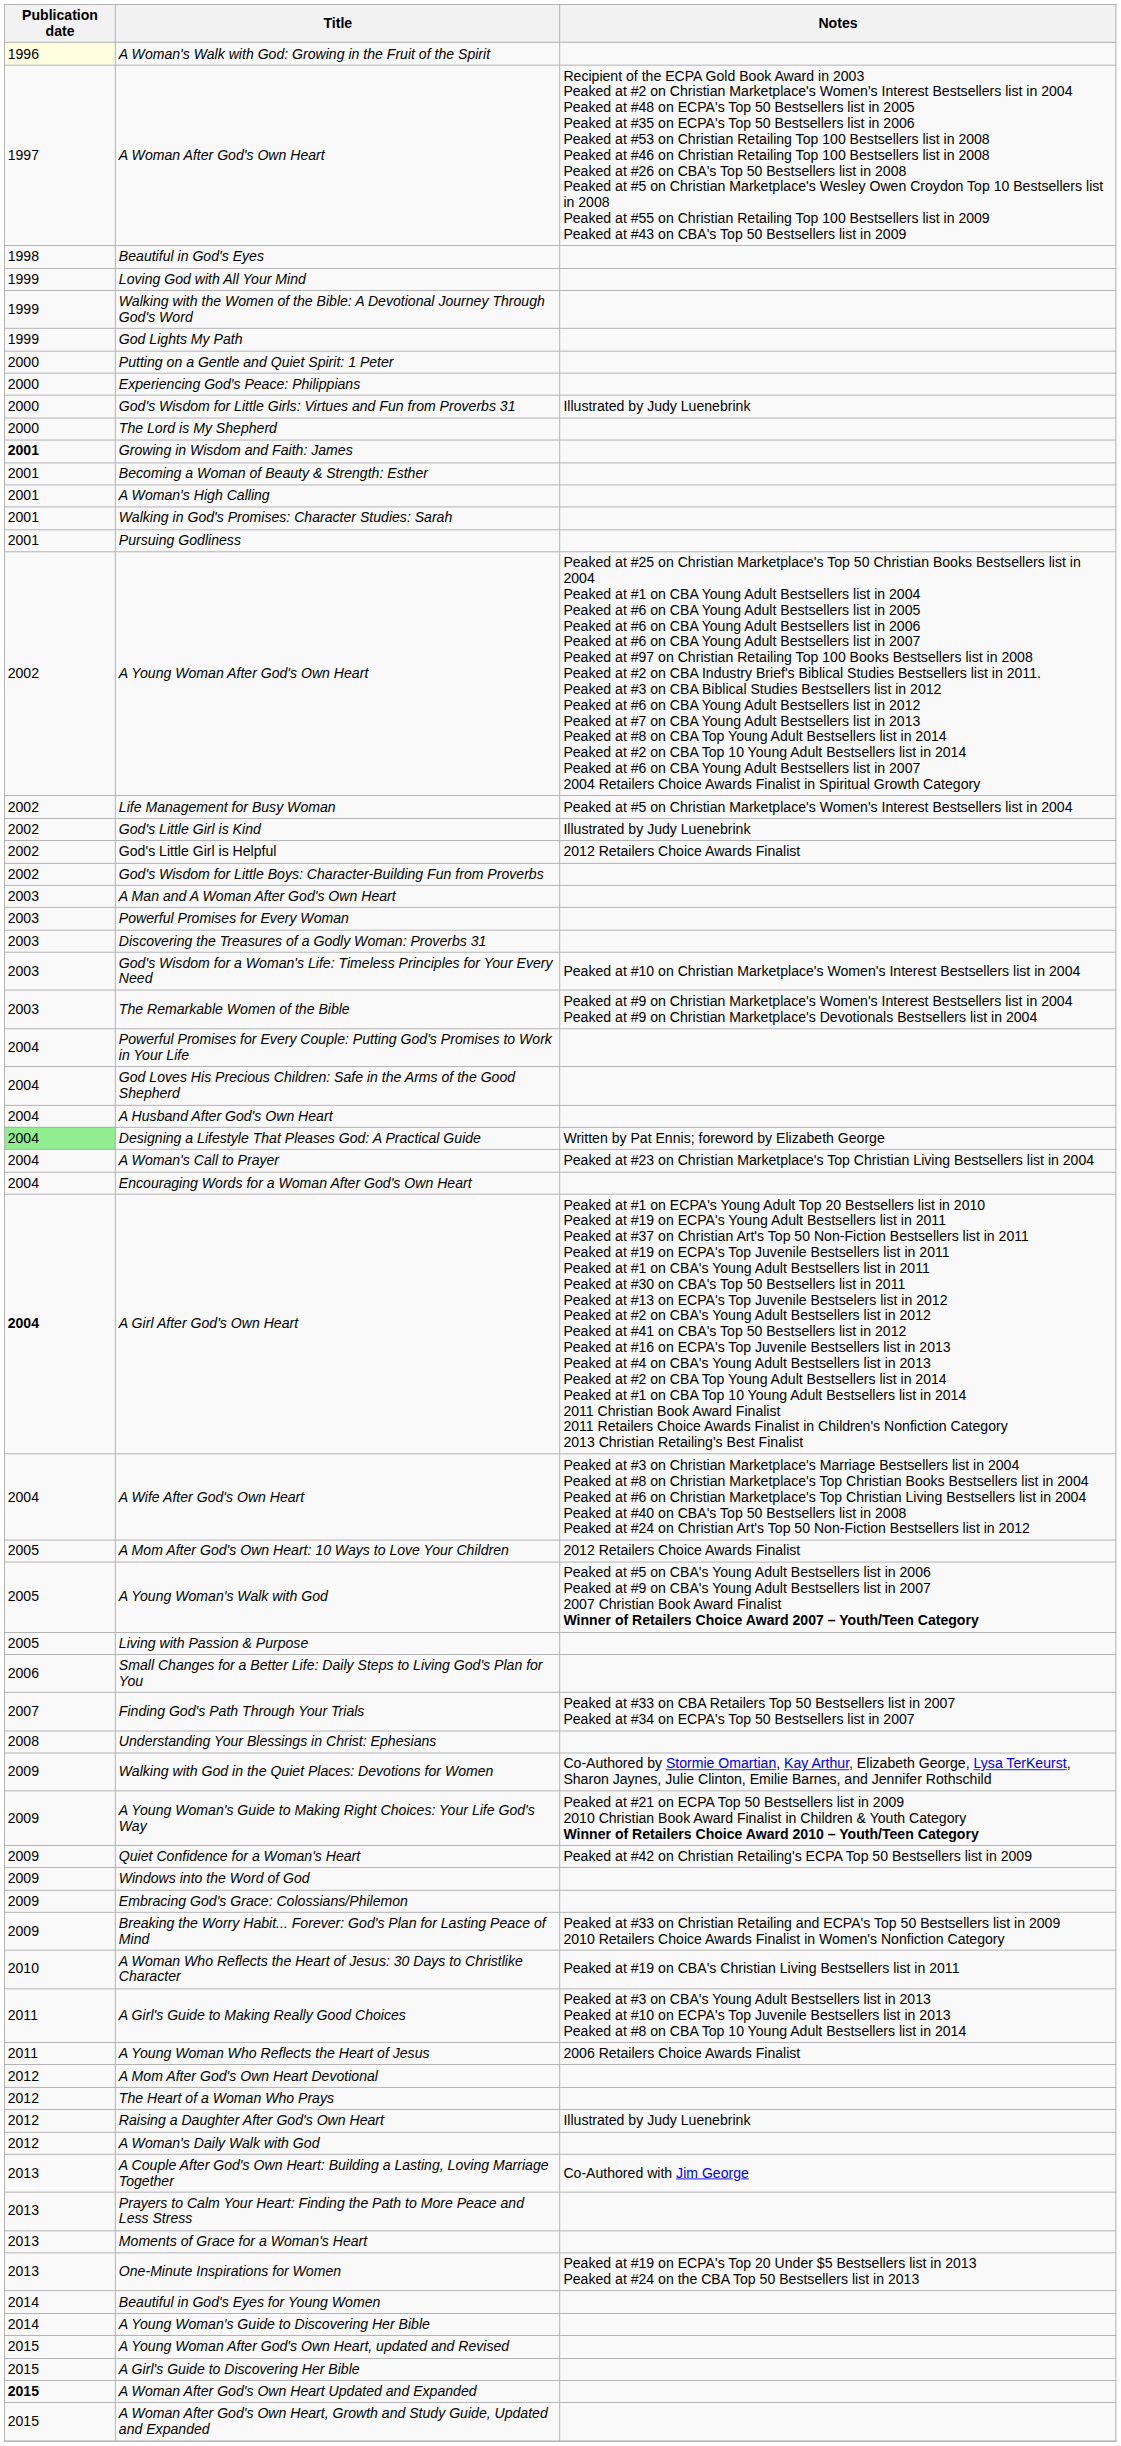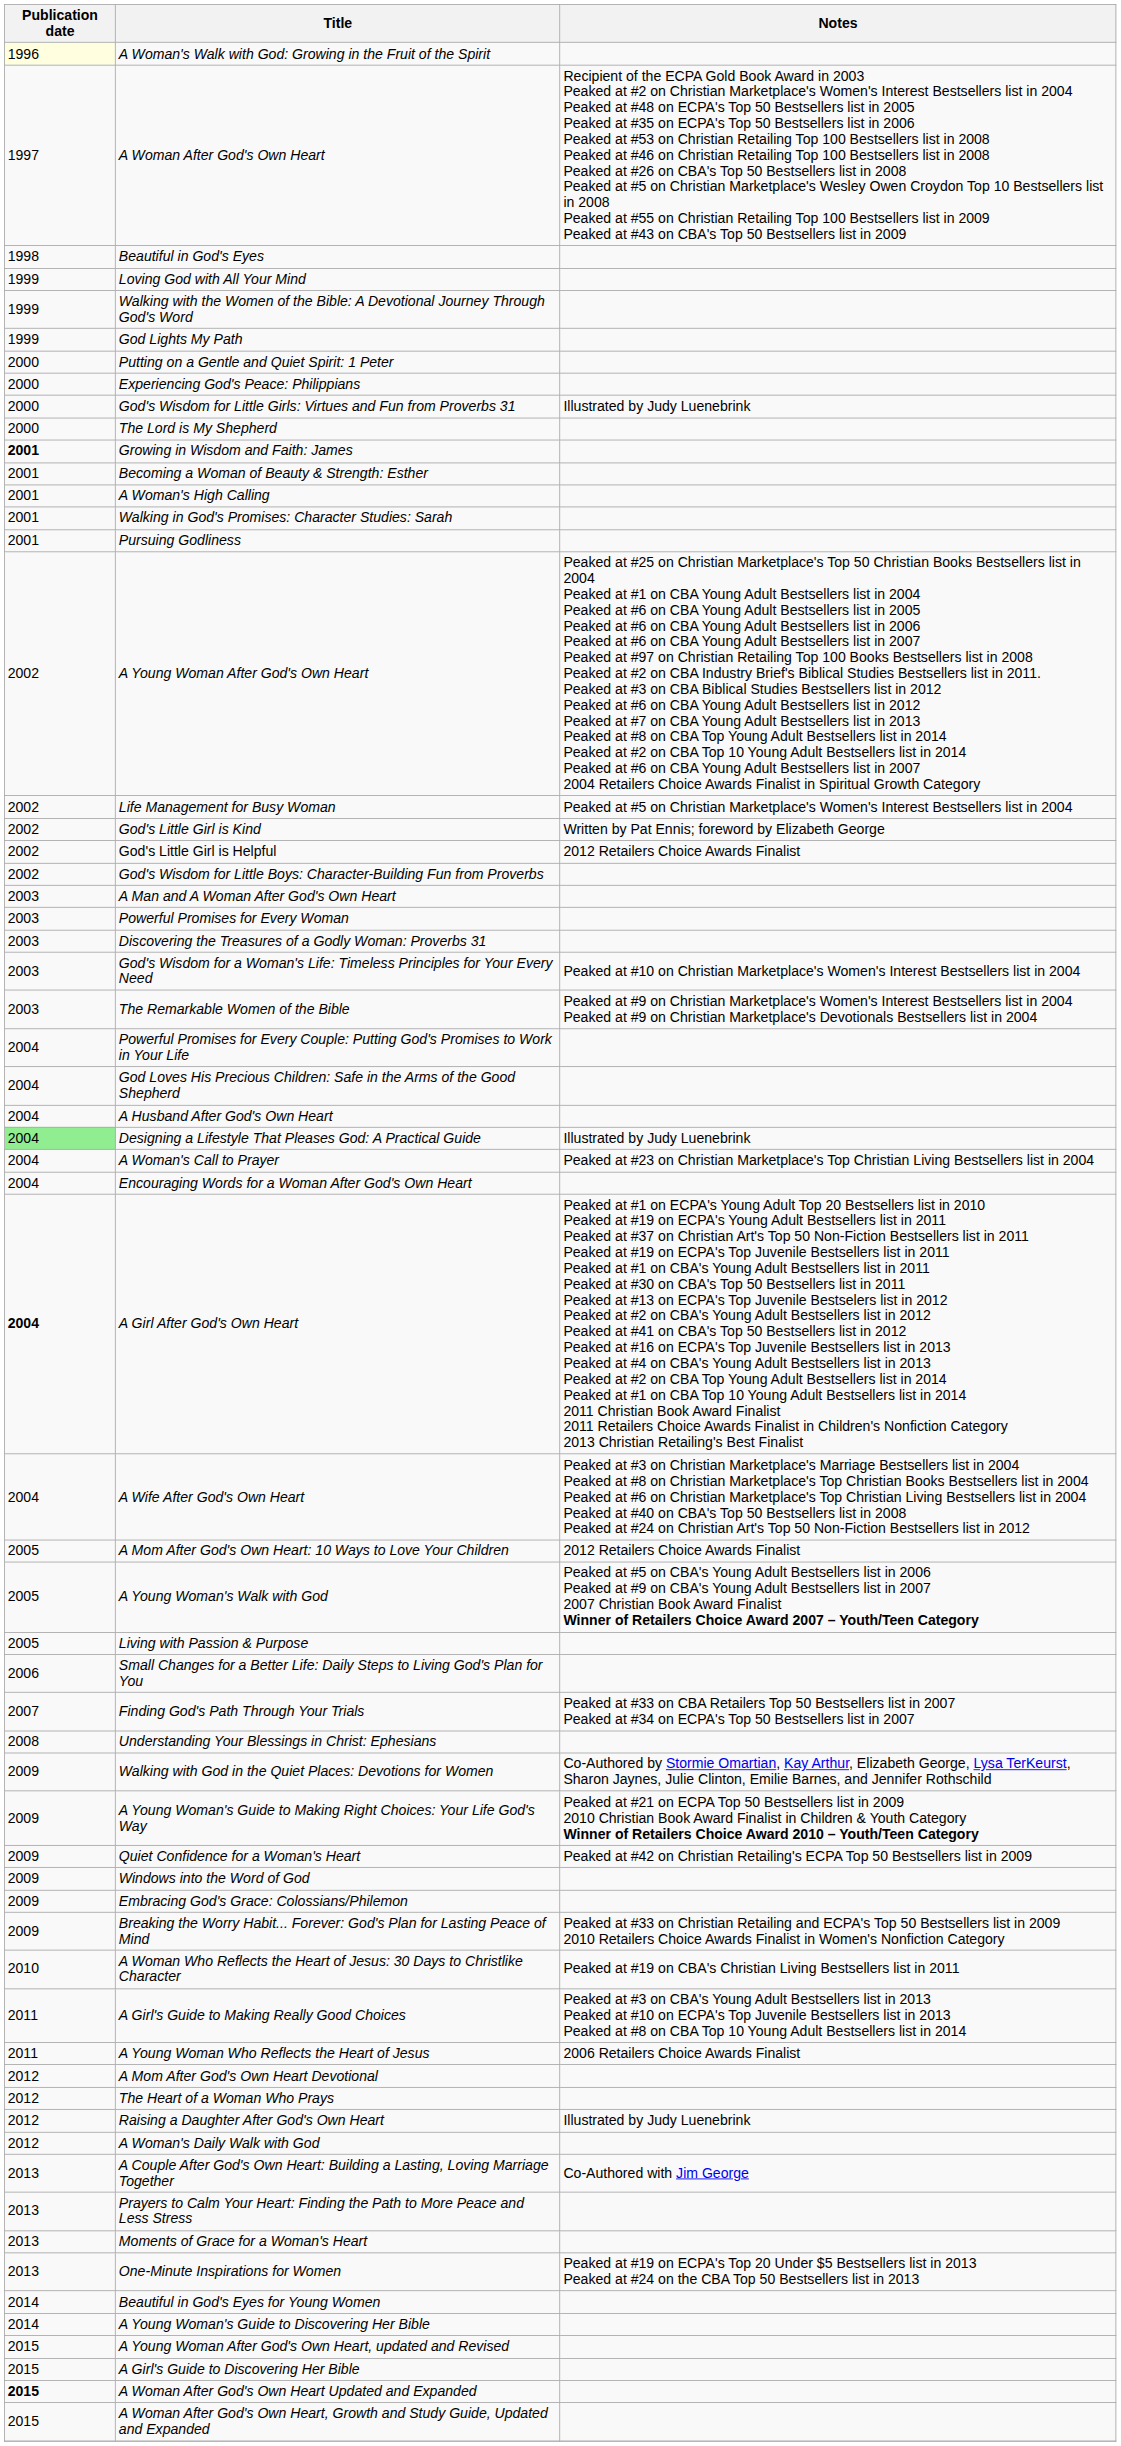(657, 829) Illustrated by Judy Luenebrink -> (724, 829) Written by Pat Ennis; foreword by Elizabeth George
(724, 1138) Written by Pat Ennis; foreword by Elizabeth George -> (657, 1138) Illustrated by Judy Luenebrink
